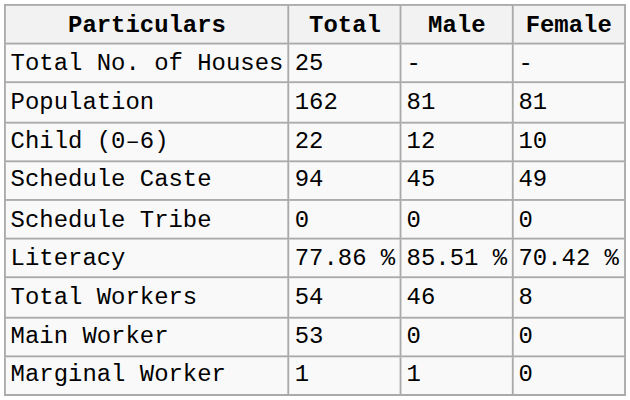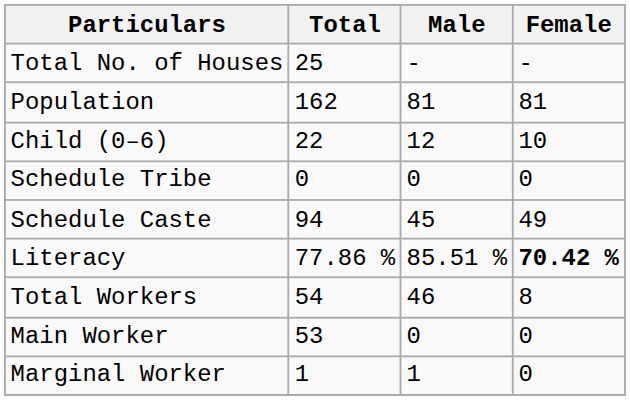rows swapped: (111, 180) <-> (111, 219)
(569, 258) normal -> (569, 258) bold
